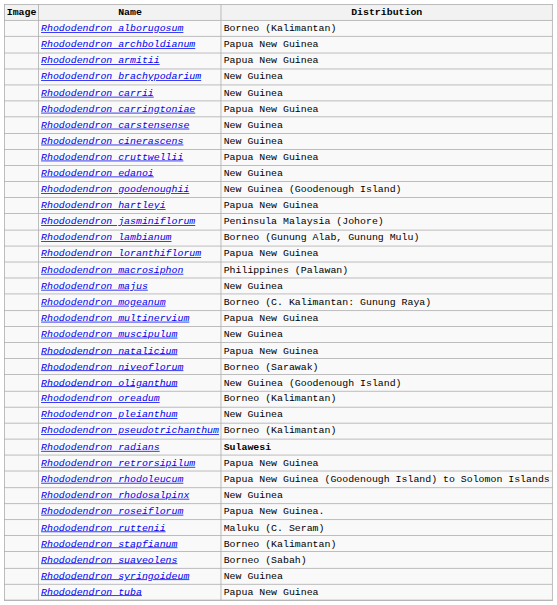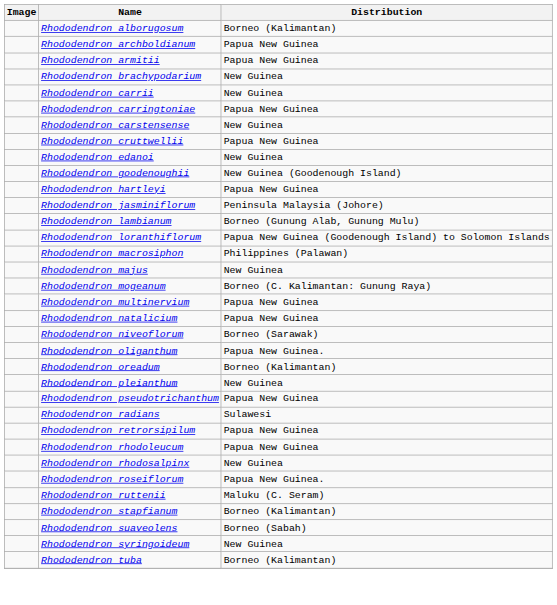- row: (112, 141)
(271, 254) Papua New Guinea -> (387, 238) Papua New Guinea (Goodenough Island) to Solomon Islands
- row: (109, 334)
(313, 383) New Guinea (Goodenough Island) -> (274, 351) Papua New Guinea.
(280, 431) Borneo (Kalimantan) -> (271, 399) Papua New Guinea
(247, 447) bold -> (247, 415) normal
(387, 479) Papua New Guinea (Goodenough Island) to Solomon Islands -> (271, 447) Papua New Guinea
(271, 592) Papua New Guinea -> (280, 560) Borneo (Kalimantan)
